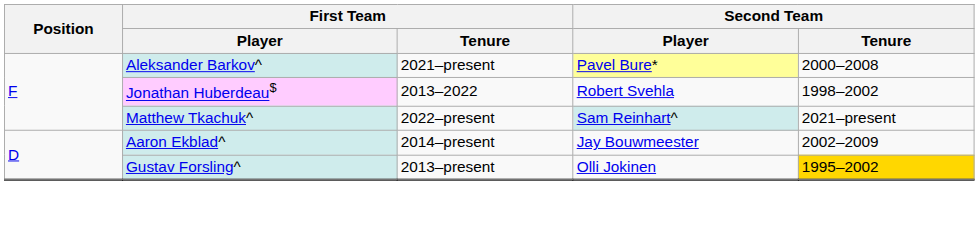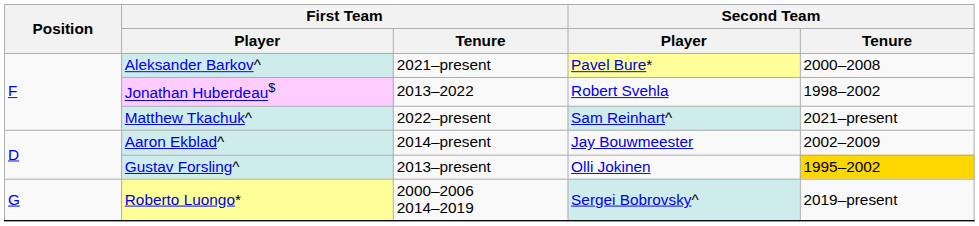+ row: (183, 199)
